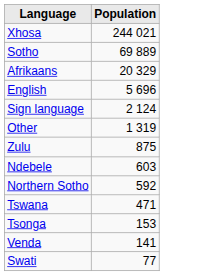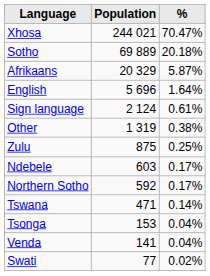+ column: (182, 14)
